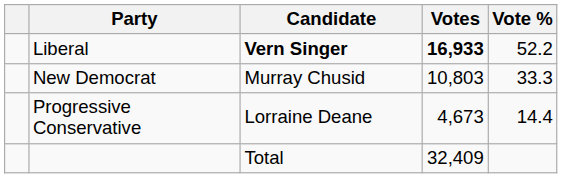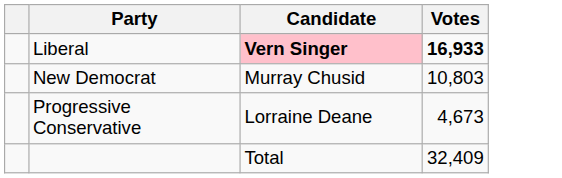- column: (523, 19)
(296, 48) no background -> (296, 48) pink background
